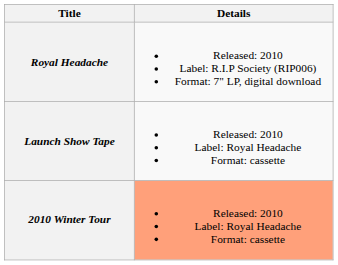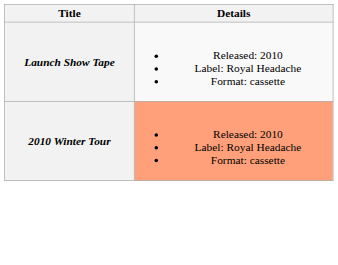- row: (69, 62)
